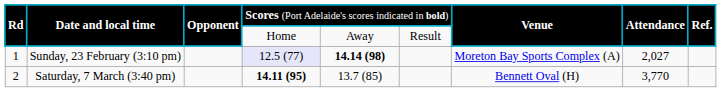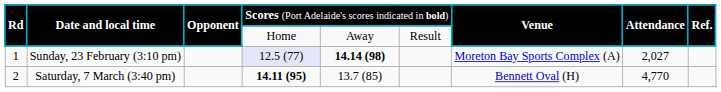(655, 76) 3,770 -> (655, 76) 4,770
